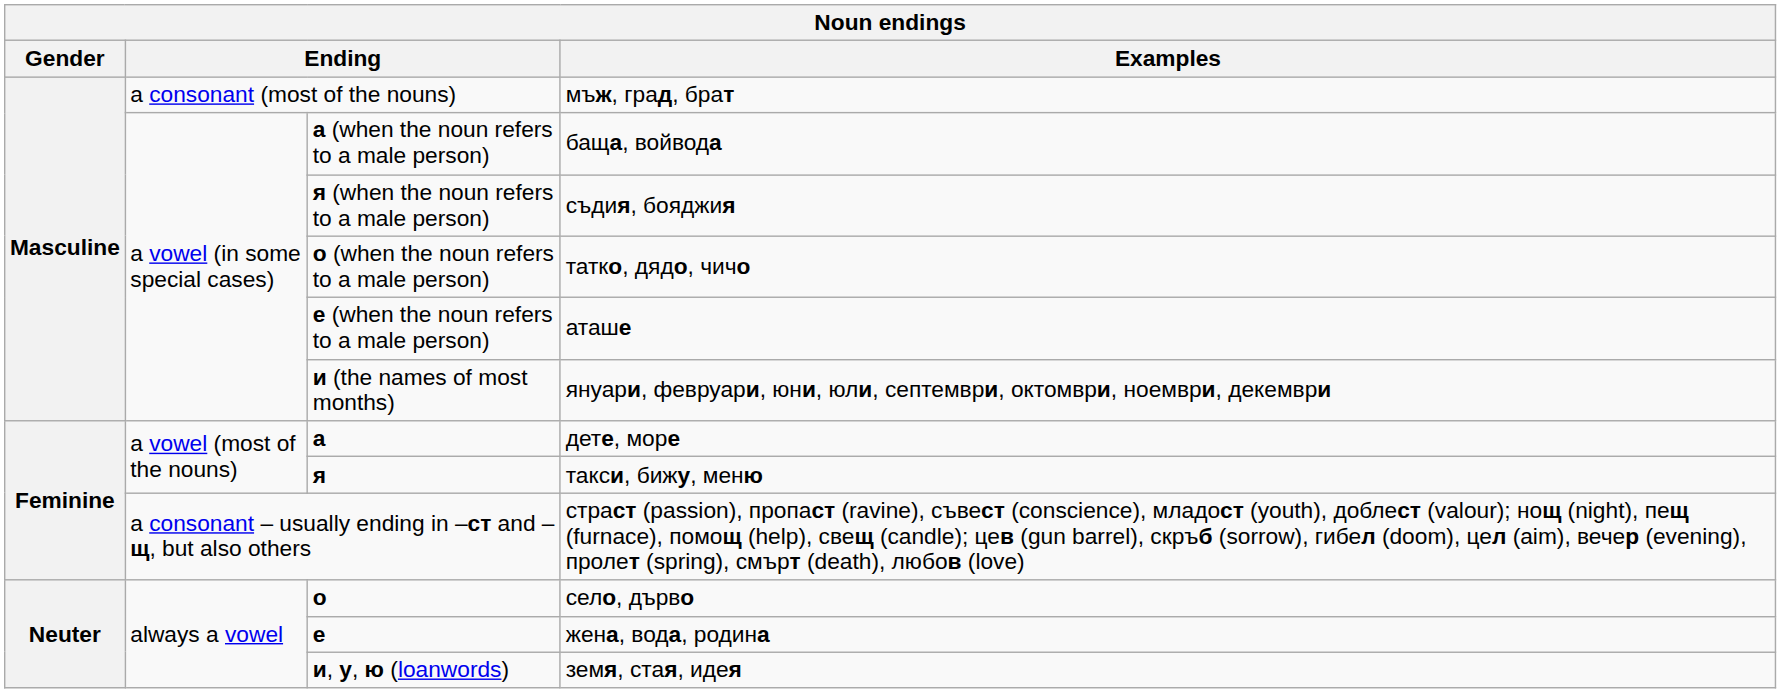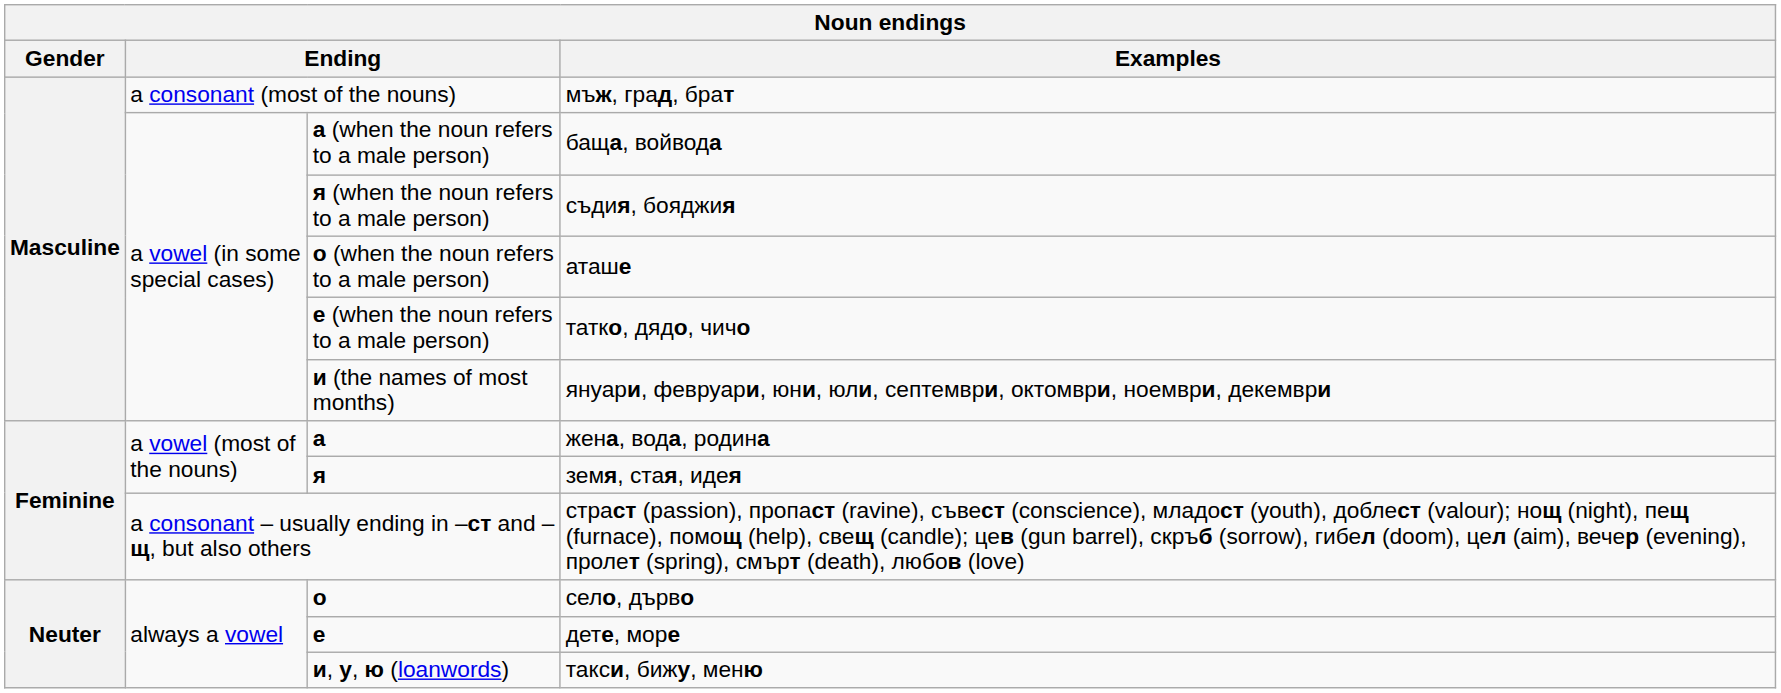(658, 266) татко, дядо, чичо -> (599, 266) аташе
(599, 328) аташе -> (658, 328) татко, дядо, чичо
(623, 438) дете, море -> (668, 438) жена, вода, родина
(664, 474) такси, бижу, меню -> (654, 474) земя, стая, идея
(668, 633) жена, вода, родина -> (623, 633) дете, море
(654, 669) земя, стая, идея -> (664, 669) такси, бижу, меню
